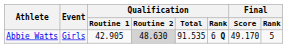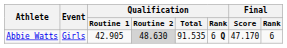(245, 36) 49.170 -> (245, 36) 47.170
(272, 36) 5 -> (272, 36) 6
